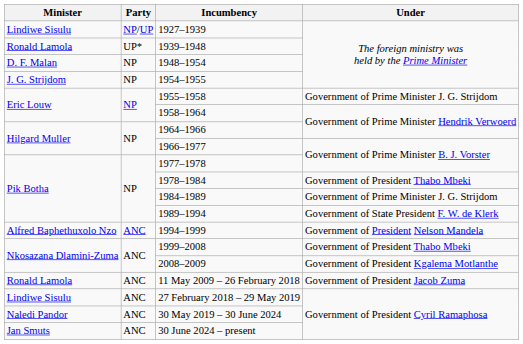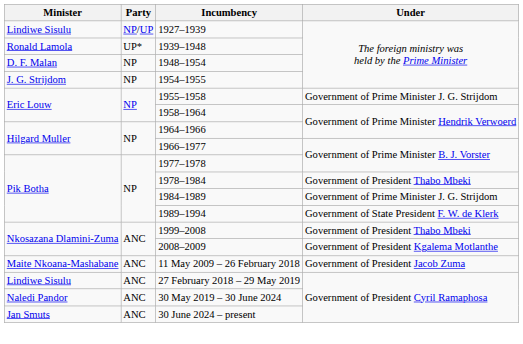- row: (182, 230)
(39, 280) Ronald Lamola -> (63, 264) Maite Nkoana-Mashabane
